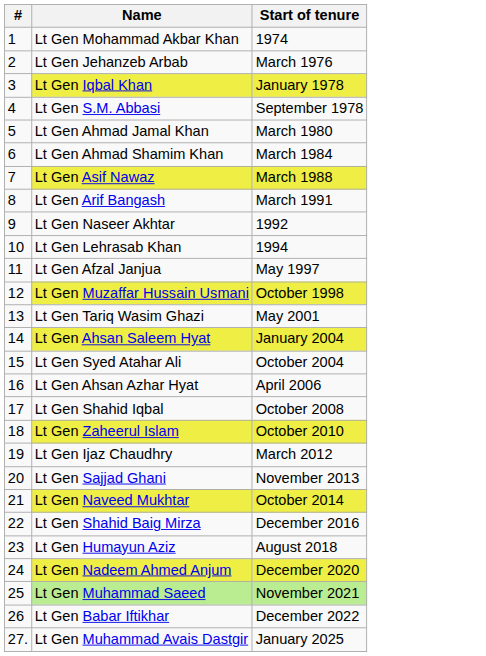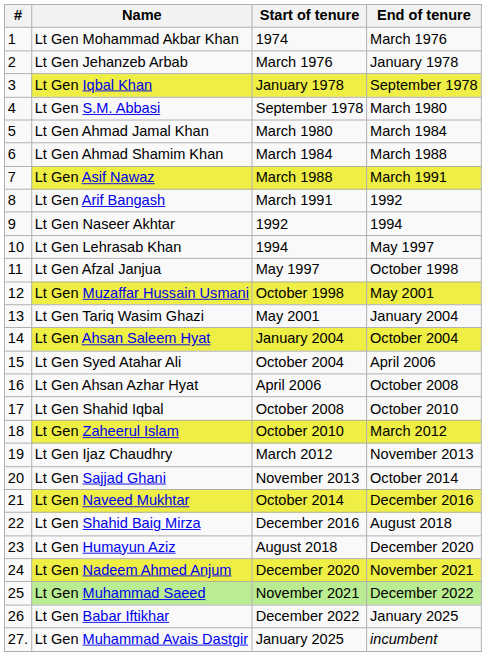+ column: (424, 16)
